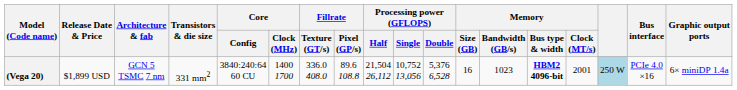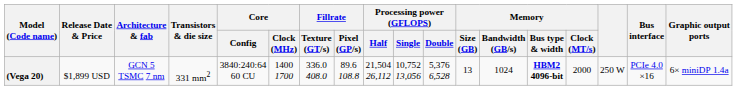(468, 70) 16 -> (468, 70) 13
(504, 70) 1023 -> (504, 70) 1024
(582, 70) 2001 -> (582, 70) 2000
(612, 70) lightblue background -> (612, 70) no background
